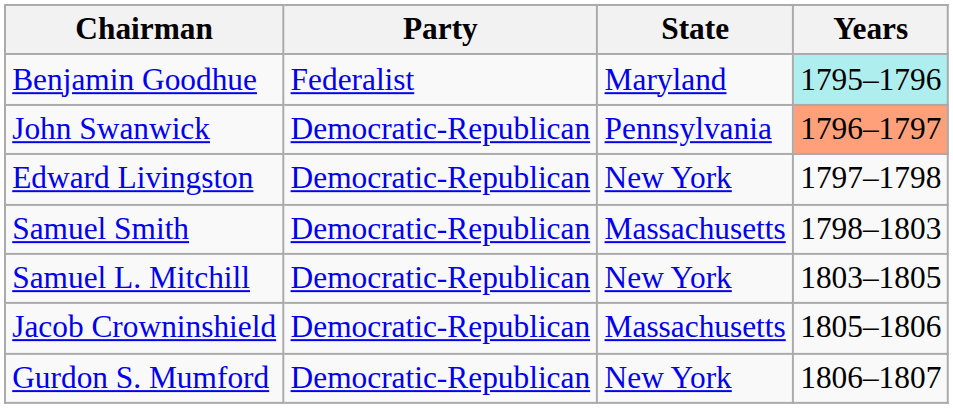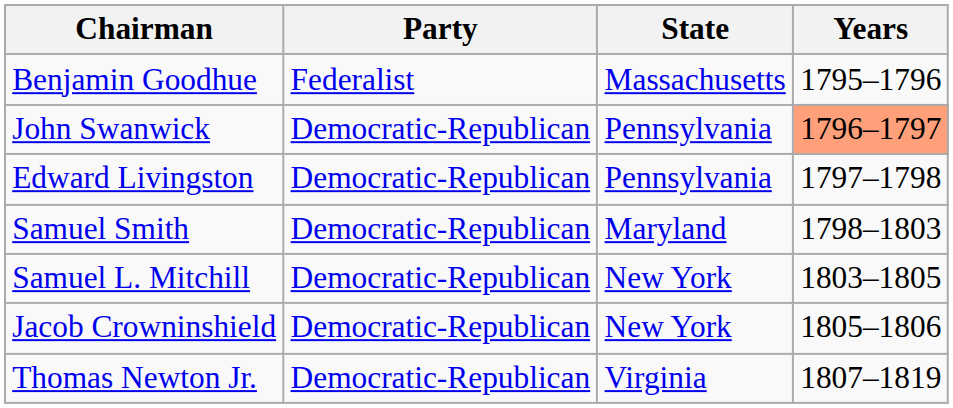(666, 79) Maryland -> (695, 79) Massachusetts
(871, 79) paleturquoise background -> (871, 79) no background
(668, 178) New York -> (688, 178) Pennsylvania
(695, 228) Massachusetts -> (666, 228) Maryland
(695, 327) Massachusetts -> (668, 327) New York
- row: (141, 377)
+ row: (135, 377)
